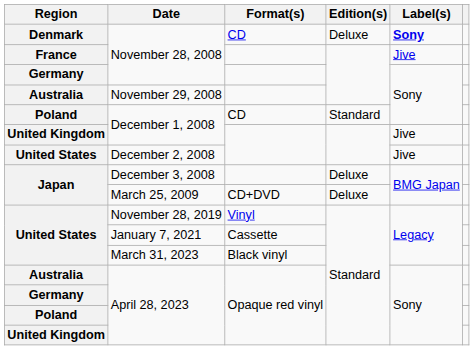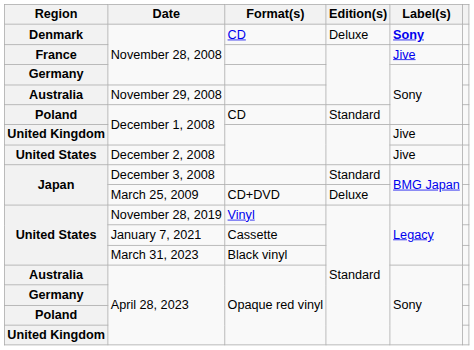(349, 174) Deluxe -> (355, 174) Standard
